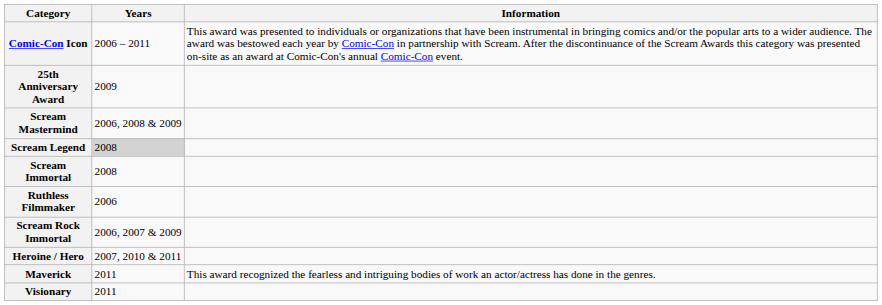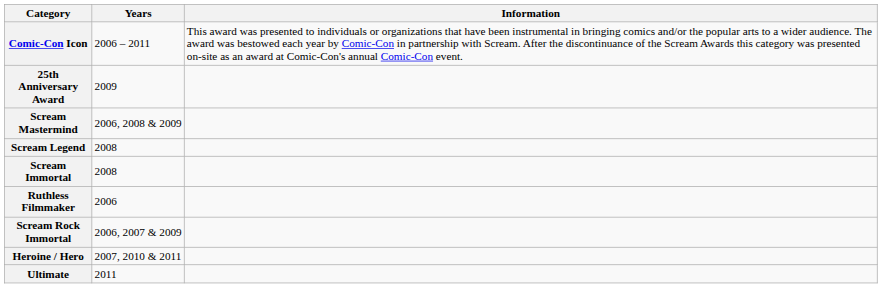(106, 147) lightgrey background -> (106, 147) no background
- row: (48, 274)
+ row: (48, 274)
- row: (48, 291)
